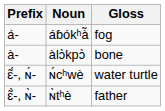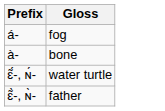- column: (69, 14)
